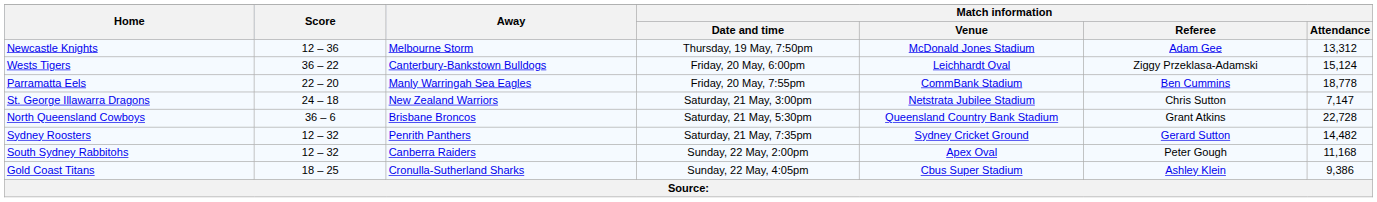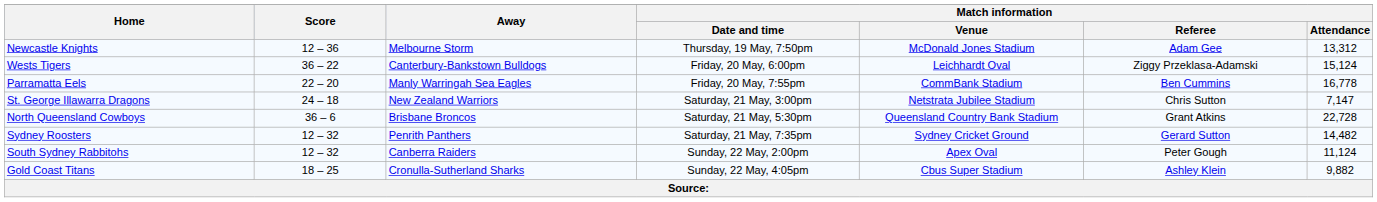(1340, 83) 18,778 -> (1340, 83) 16,778
(1340, 153) 11,168 -> (1340, 153) 11,124
(1340, 170) 9,386 -> (1340, 170) 9,882
